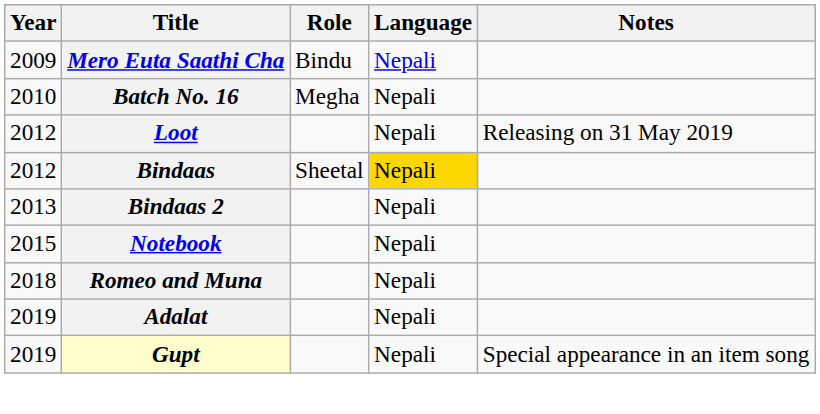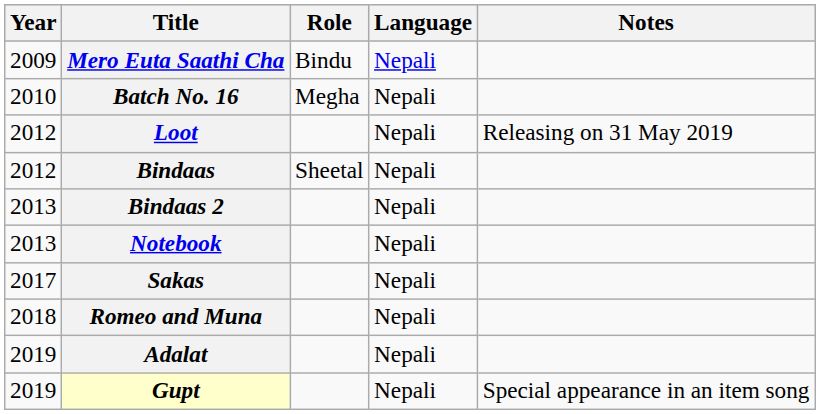(405, 170) gold background -> (405, 170) no background
(33, 243) 2015 -> (33, 243) 2013
+ row: (176, 280)
